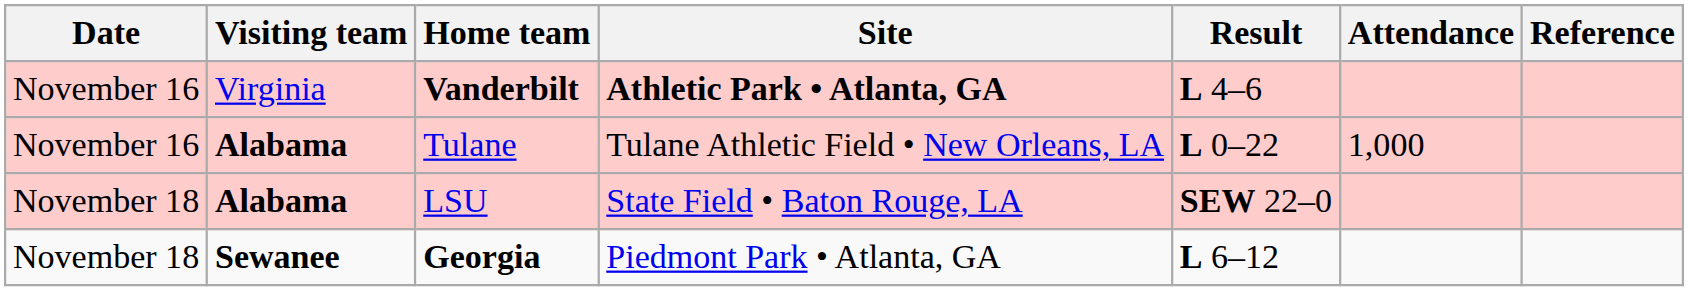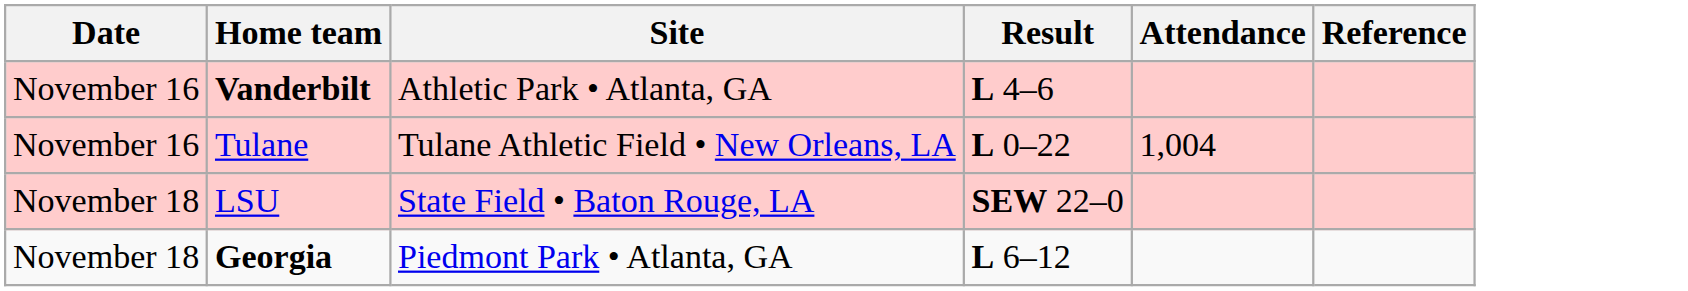- column: (311, 32)
(806, 88) bold -> (585, 88) normal
(1386, 145) 1,000 -> (1178, 145) 1,004
